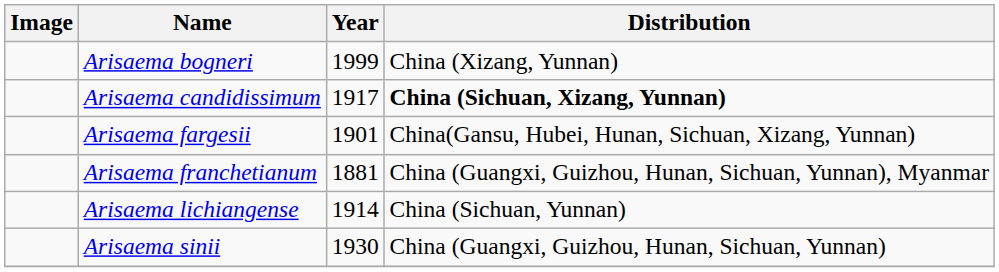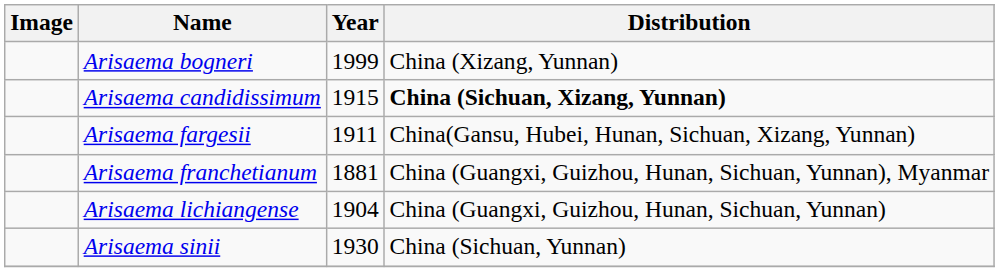(355, 97) 1917 -> (355, 97) 1915
(355, 135) 1901 -> (355, 135) 1911
(355, 209) 1914 -> (355, 209) 1904
(508, 209) China (Sichuan, Yunnan) -> (638, 209) China (Guangxi, Guizhou, Hunan, Sichuan, Yunnan)
(638, 246) China (Guangxi, Guizhou, Hunan, Sichuan, Yunnan) -> (508, 246) China (Sichuan, Yunnan)
